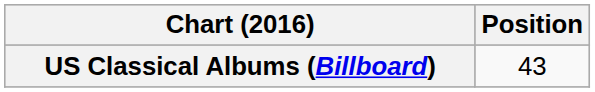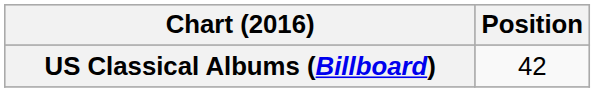(532, 65) 43 -> (532, 65) 42
